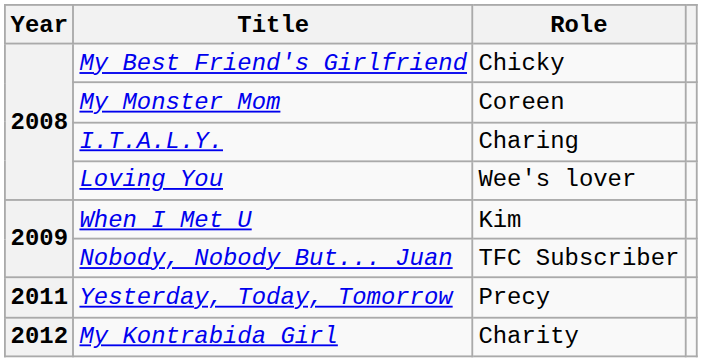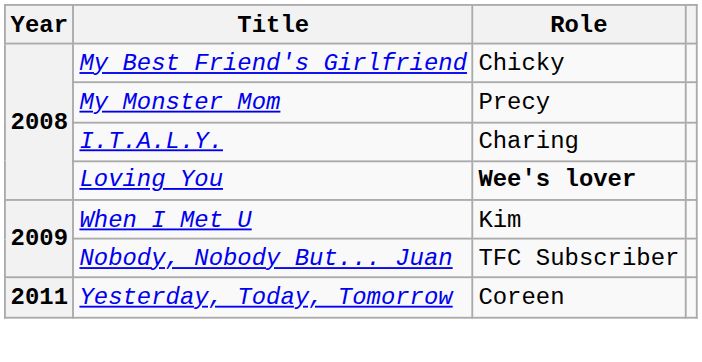(521, 102) Coreen -> (514, 102) Precy
(557, 180) normal -> (557, 180) bold
(514, 297) Precy -> (521, 297) Coreen
- row: (209, 336)
